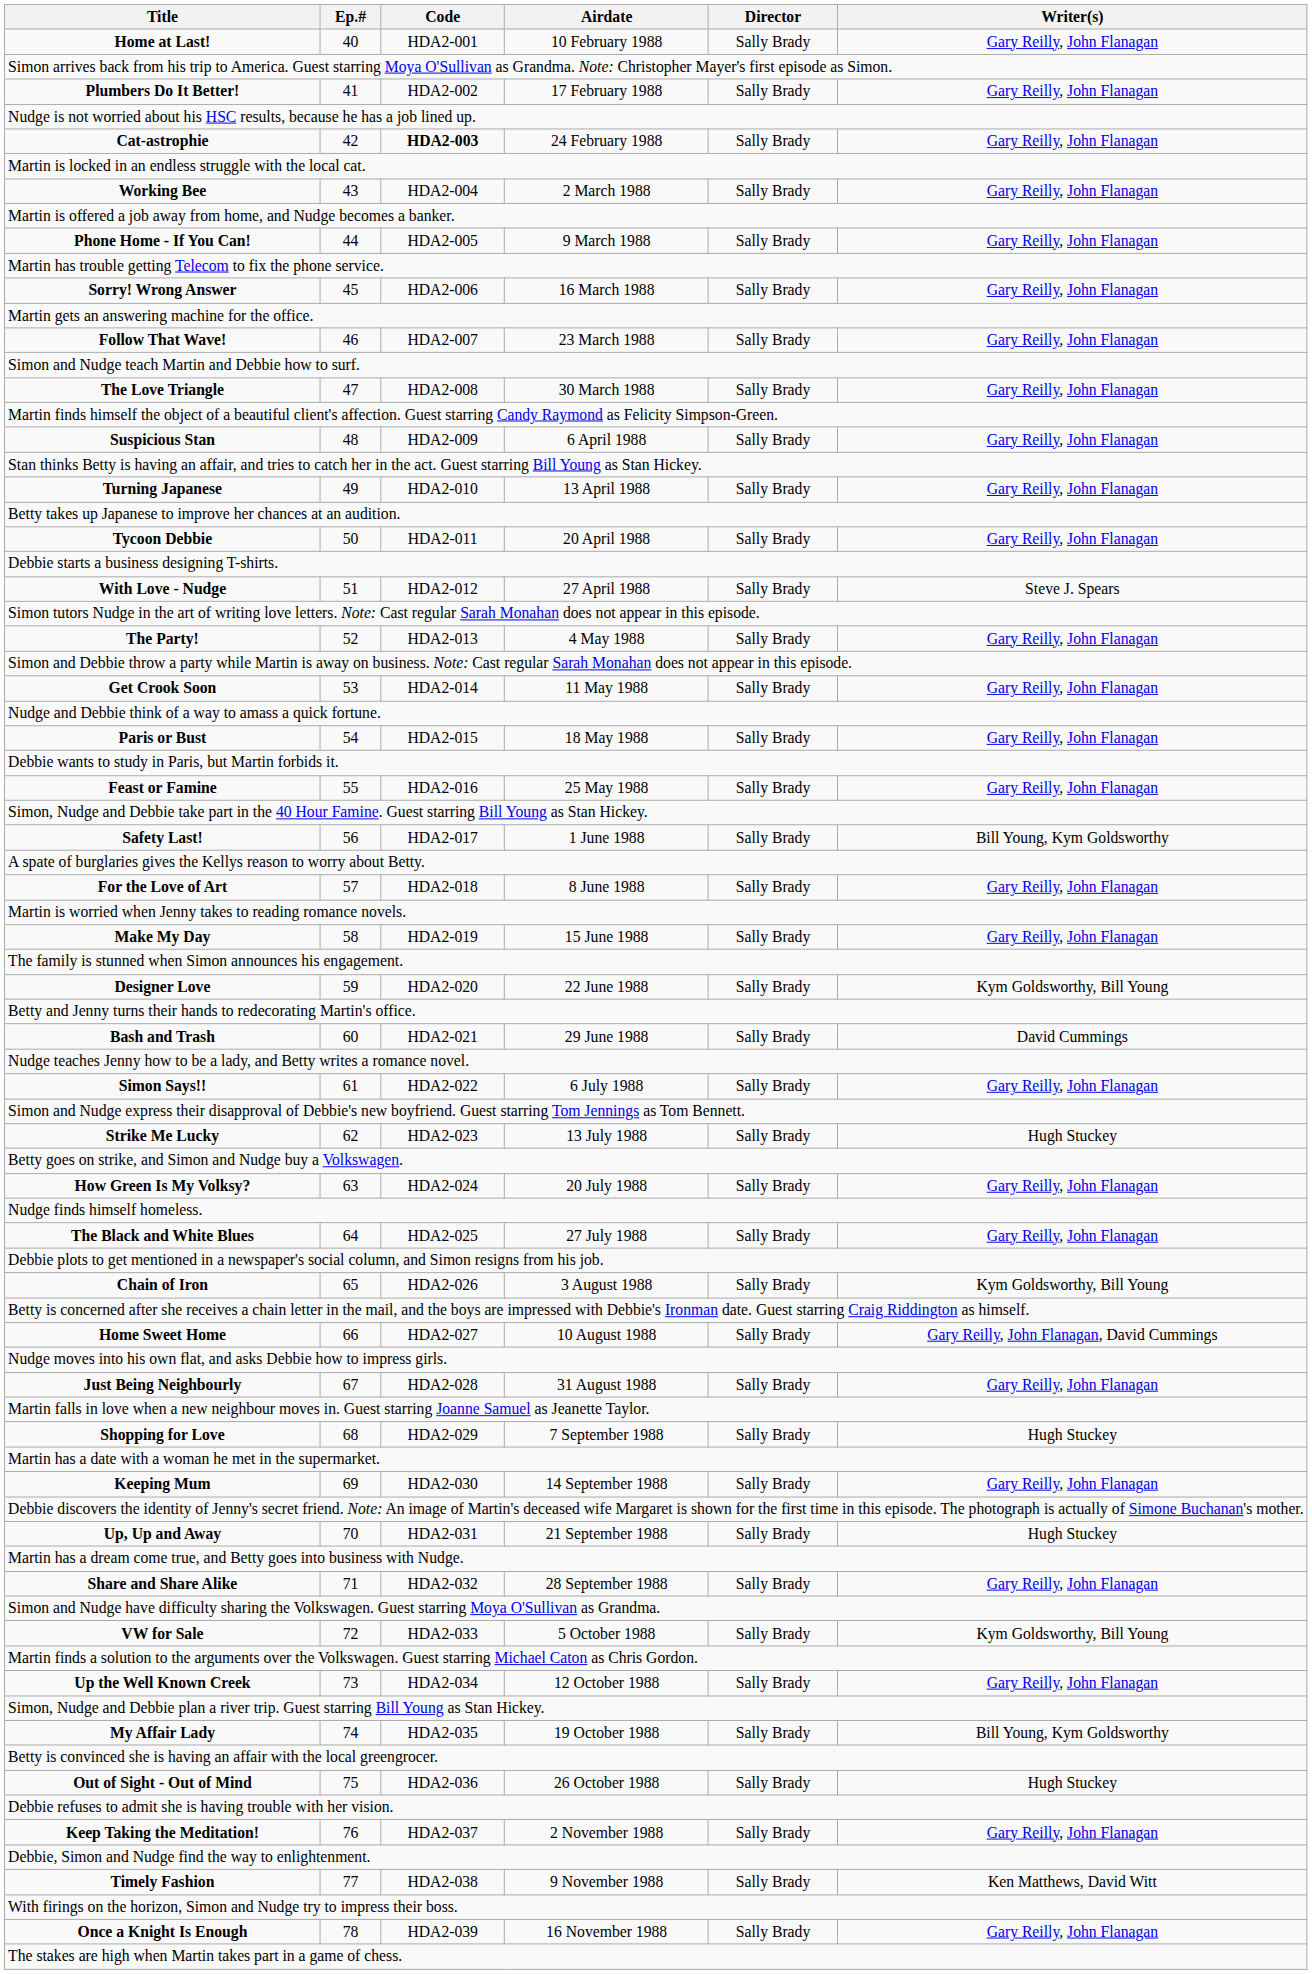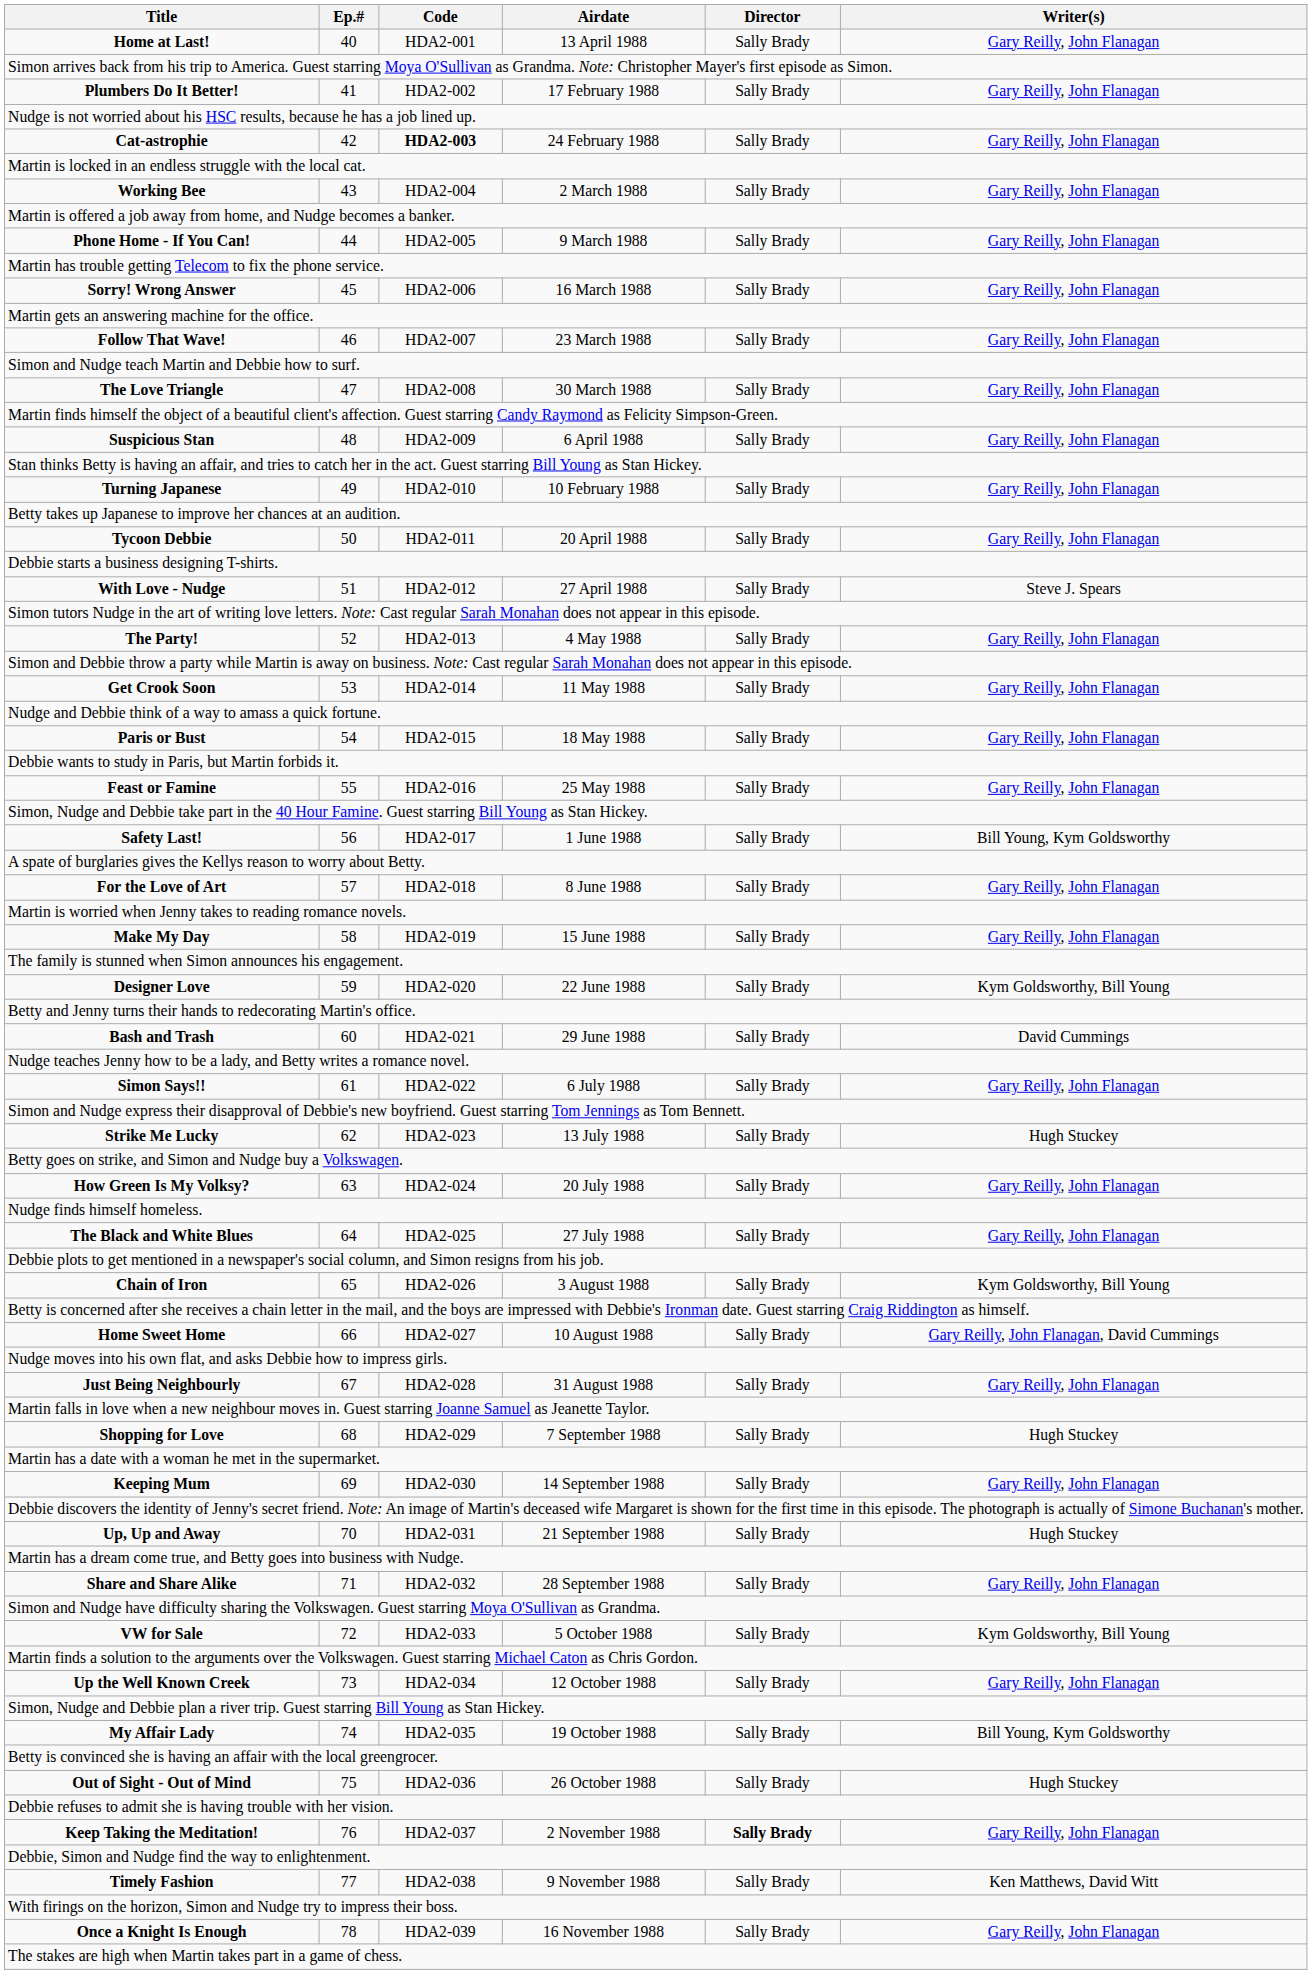(607, 41) 10 February 1988 -> (603, 41) 13 April 1988
(607, 489) 13 April 1988 -> (603, 489) 10 February 1988
(773, 1832) normal -> (772, 1832) bold
